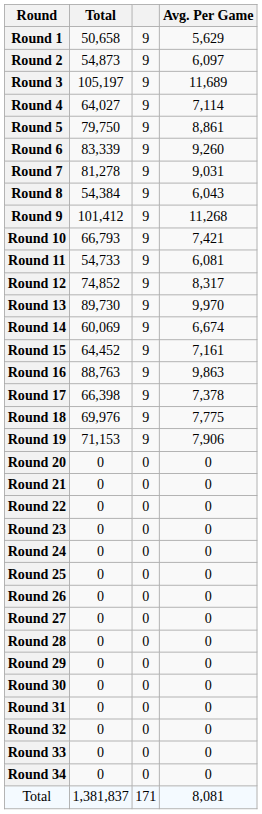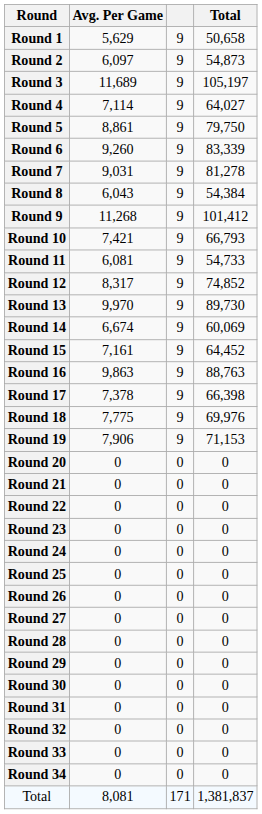columns swapped: (101, 15) <-> (208, 15)
